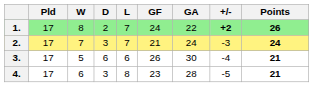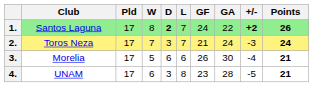+ column: (69, 12)
(106, 27) normal -> (169, 27) bold
